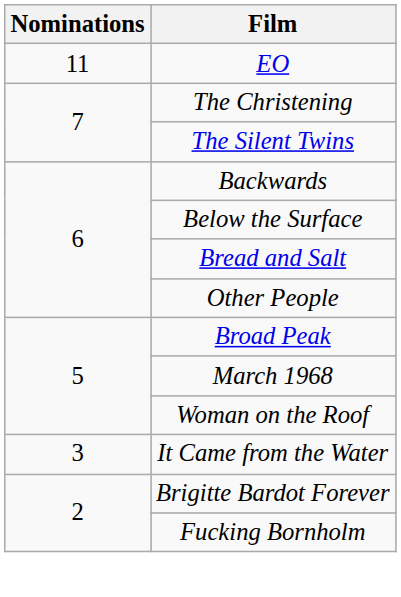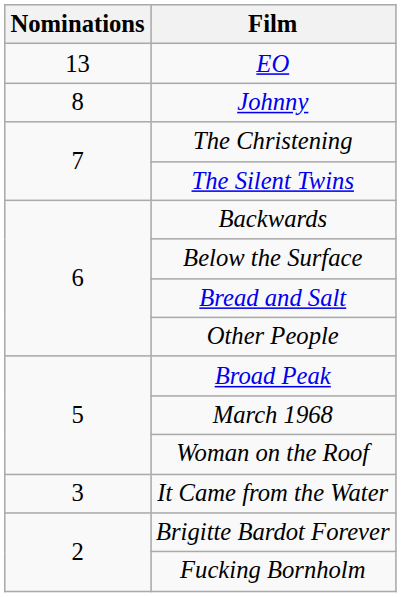(78, 63) 11 -> (78, 63) 13
+ row: (273, 102)
